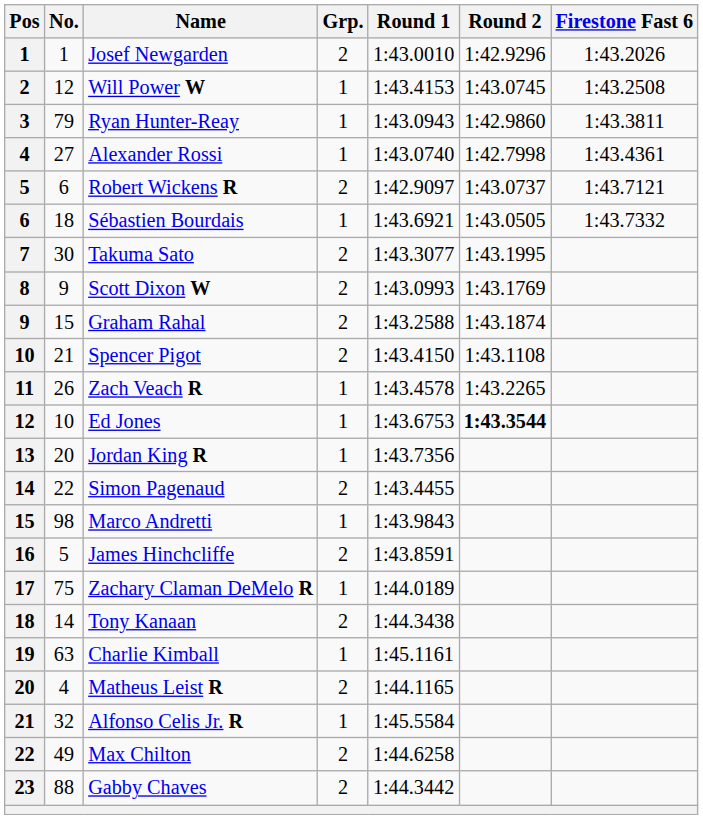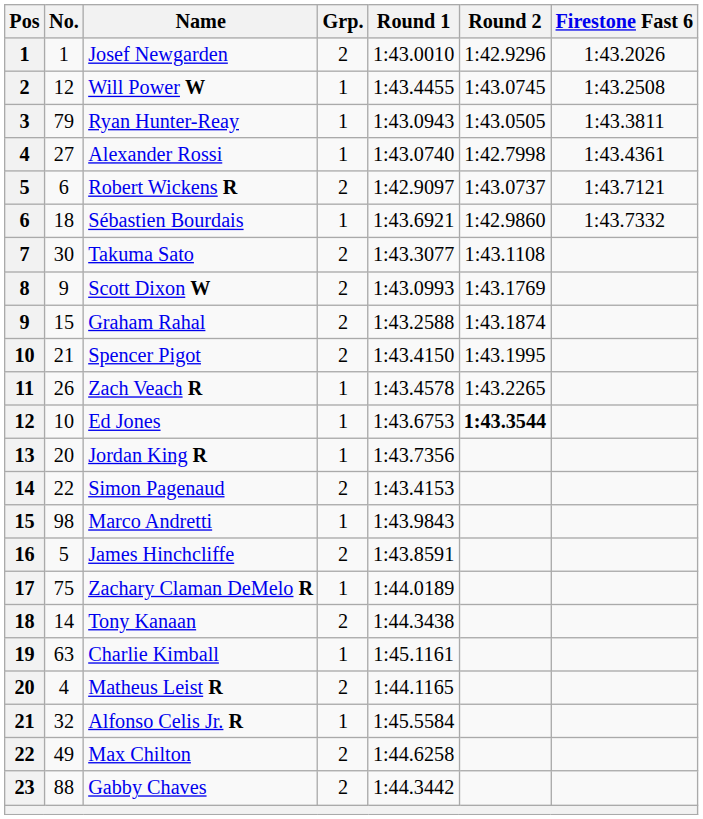(414, 88) 1:43.4153 -> (414, 88) 1:43.4455
(505, 121) 1:42.9860 -> (505, 121) 1:43.0505
(505, 221) 1:43.0505 -> (505, 221) 1:42.9860
(505, 254) 1:43.1995 -> (505, 254) 1:43.1108
(505, 354) 1:43.1108 -> (505, 354) 1:43.1995
(414, 488) 1:43.4455 -> (414, 488) 1:43.4153
